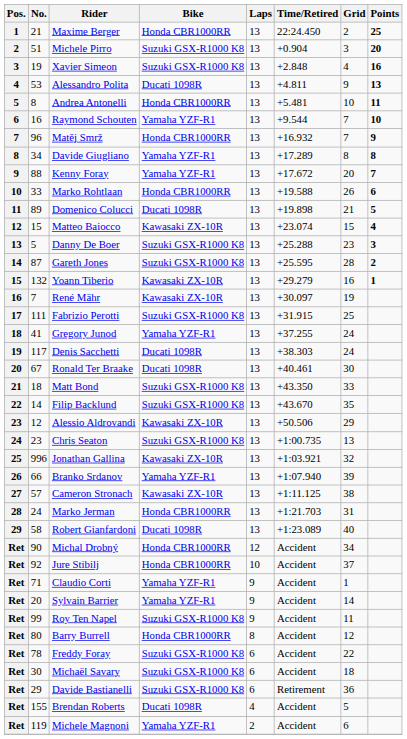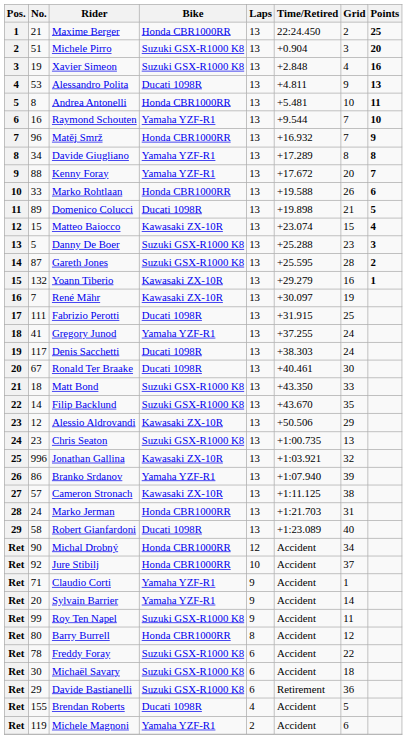(193, 316) Suzuki GSX-R1000 K8 -> (172, 316) Ducati 1098R
(36, 476) 66 -> (36, 476) 86
